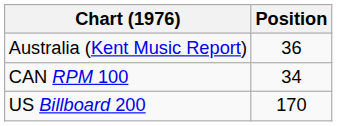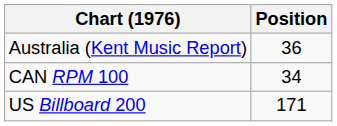(291, 105) 170 -> (291, 105) 171
